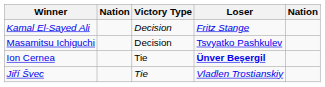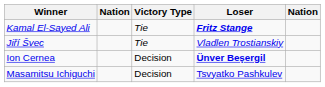(153, 27) Decision -> (141, 27) Tie
(223, 27) normal -> (224, 27) bold
rows swapped: (51, 43) <-> (25, 74)
(141, 58) Tie -> (153, 58) Decision
